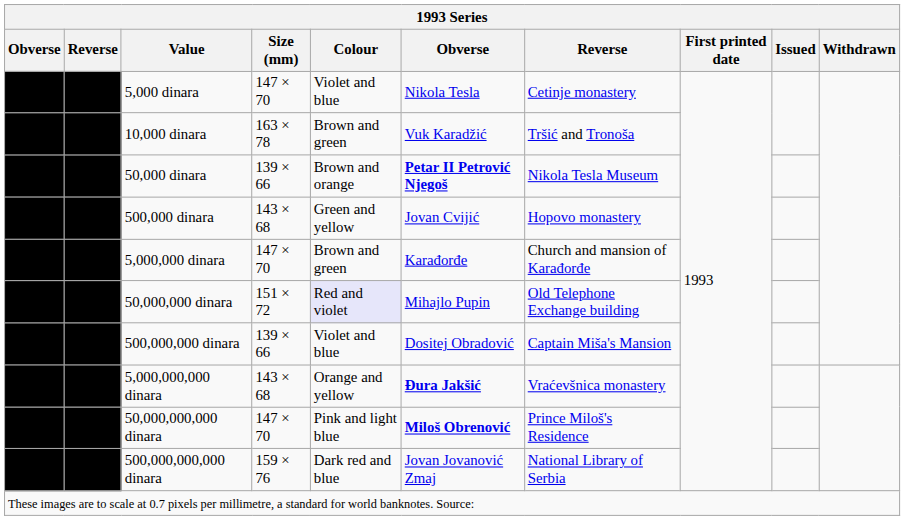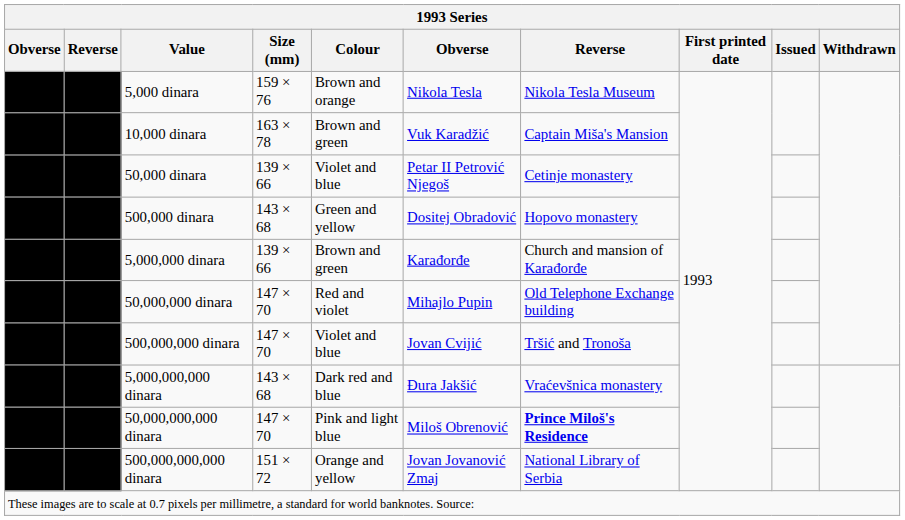(273, 92) 147 × 70 -> (273, 92) 159 × 76
(344, 92) Violet and blue -> (348, 92) Brown and orange
(582, 92) Cetinje monastery -> (590, 92) Nikola Tesla Museum
(581, 134) Tršić and Tronoša -> (596, 134) Captain Miša's Mansion
(347, 176) Brown and orange -> (346, 176) Violet and blue
(458, 176) bold -> (456, 176) normal
(593, 176) Nikola Tesla Museum -> (579, 176) Cetinje monastery
(442, 218) Jovan Cvijić -> (462, 218) Dositej Obradović
(273, 260) 147 × 70 -> (273, 260) 139 × 66
(273, 302) 151 × 72 -> (273, 302) 147 × 70
(338, 302) lavender background -> (339, 302) no background
(273, 344) 139 × 66 -> (273, 344) 147 × 70
(459, 344) Dositej Obradović -> (444, 344) Jovan Cvijić
(599, 344) Captain Miša's Mansion -> (578, 344) Tršić and Tronoša
(348, 386) Orange and yellow -> (354, 386) Dark red and blue
(443, 386) bold -> (442, 386) normal
(458, 428) bold -> (458, 428) normal
(570, 428) normal -> (569, 428) bold
(273, 470) 159 × 76 -> (273, 470) 151 × 72
(352, 470) Dark red and blue -> (349, 470) Orange and yellow
